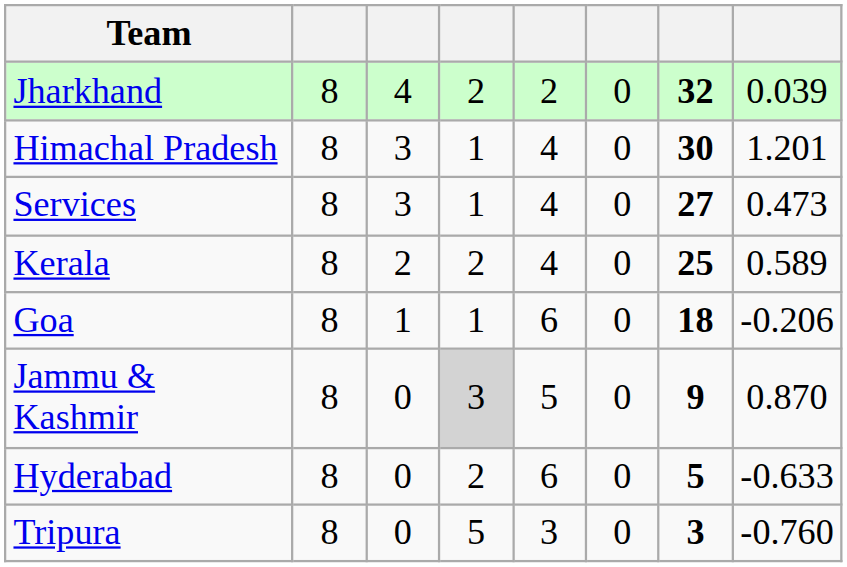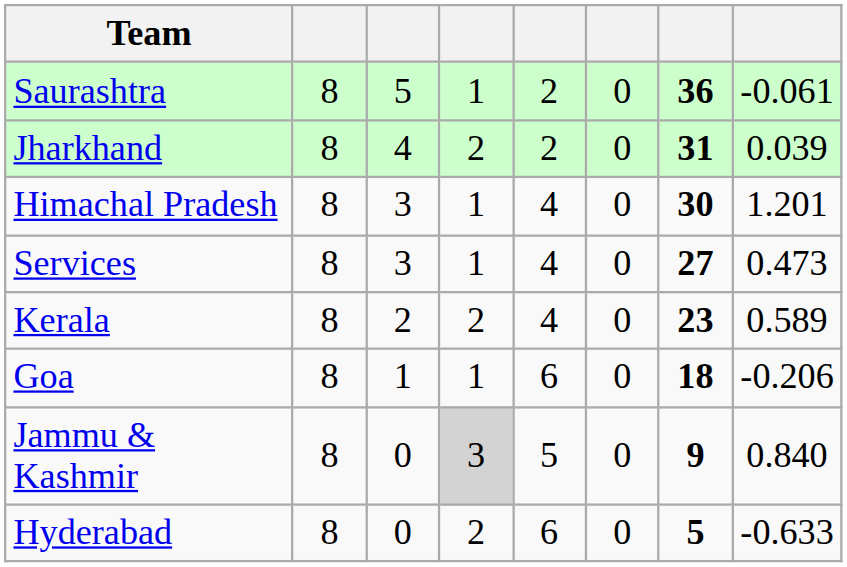+ row: (90, 90)
(695, 90) 32 -> (695, 147) 31
(695, 262) 25 -> (695, 319) 23
(787, 397) 0.870 -> (787, 454) 0.840
- row: (67, 532)
